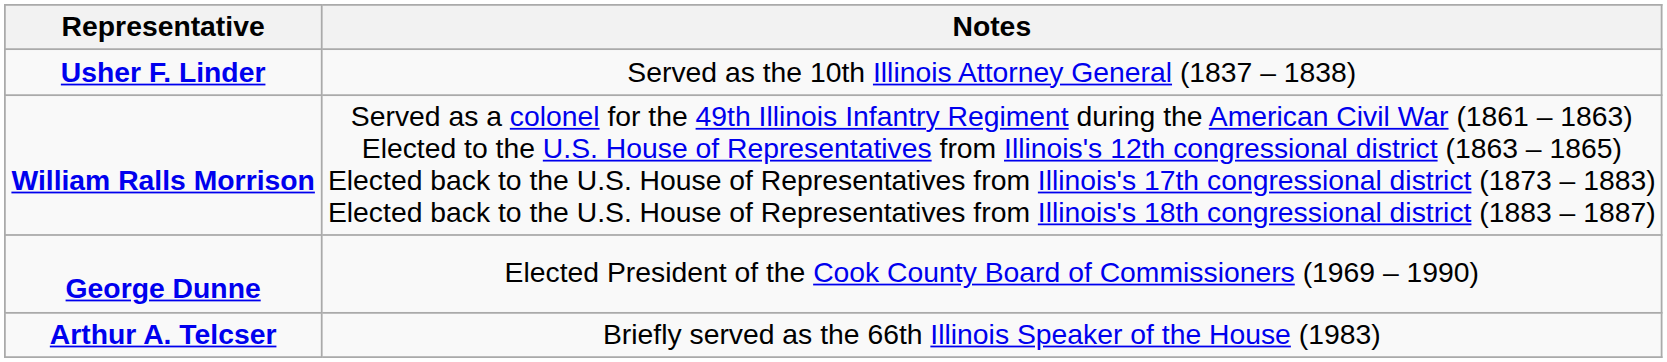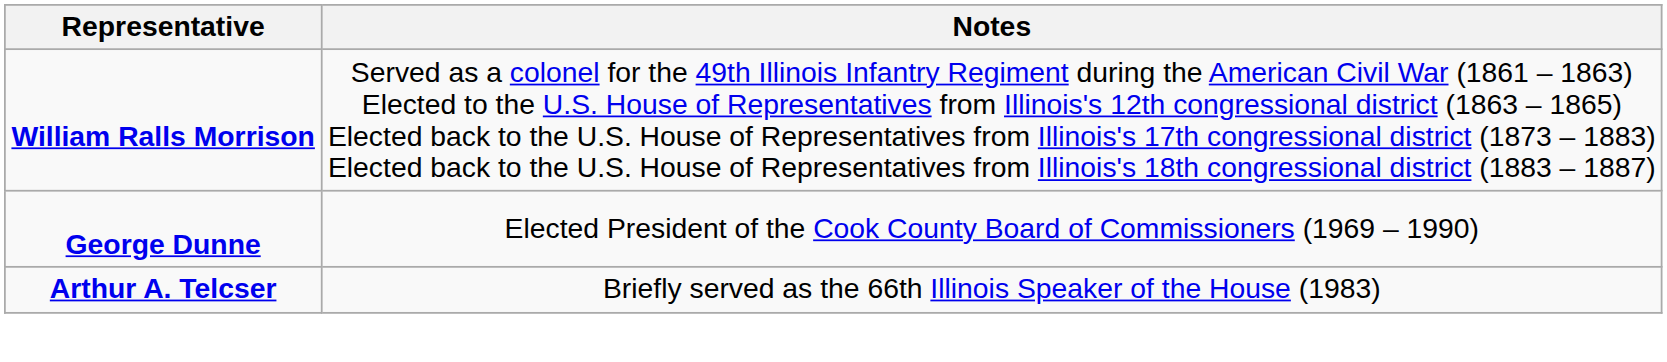- row: (163, 71)
